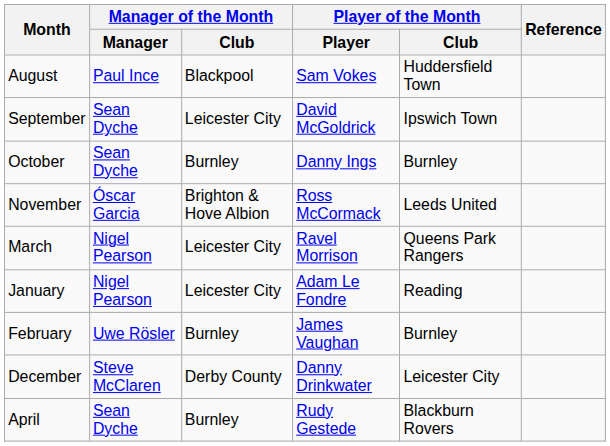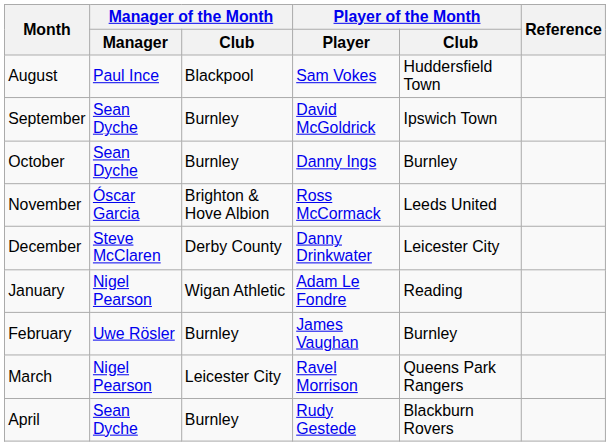(233, 119) Leicester City -> (212, 119) Burnley
rows swapped: (45, 376) <-> (30, 247)
(233, 290) Leicester City -> (235, 290) Wigan Athletic
